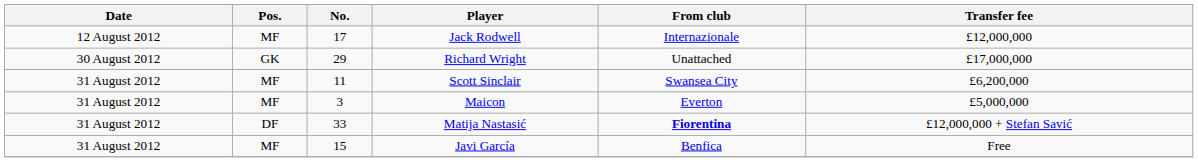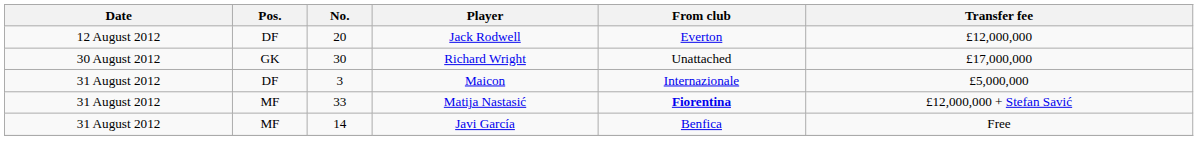(270, 36) MF -> (270, 36) DF
(340, 36) 17 -> (340, 36) 20
(701, 36) Internazionale -> (701, 36) Everton
(340, 58) 29 -> (340, 58) 30
- row: (485, 80)
(270, 102) MF -> (270, 80) DF
(701, 102) Everton -> (701, 80) Internazionale
(270, 123) DF -> (270, 102) MF
(340, 145) 15 -> (340, 123) 14
